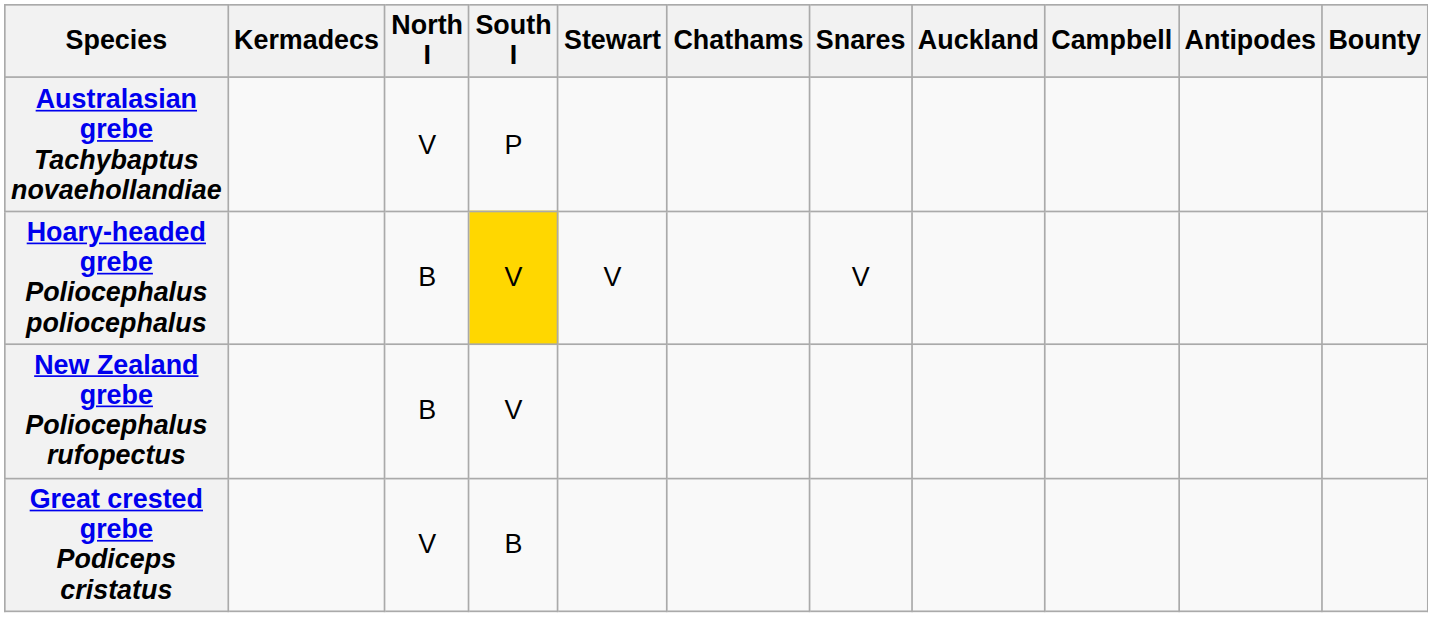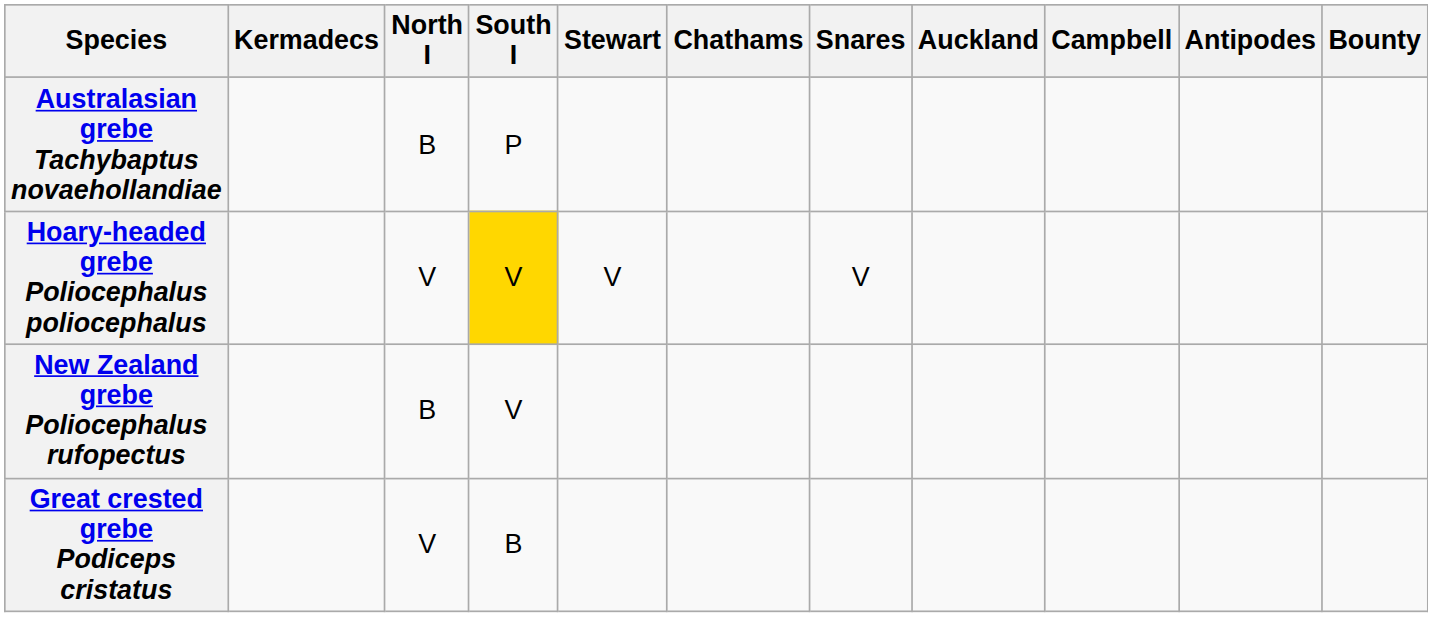(427, 144) V -> (427, 144) B
(427, 277) B -> (427, 277) V
